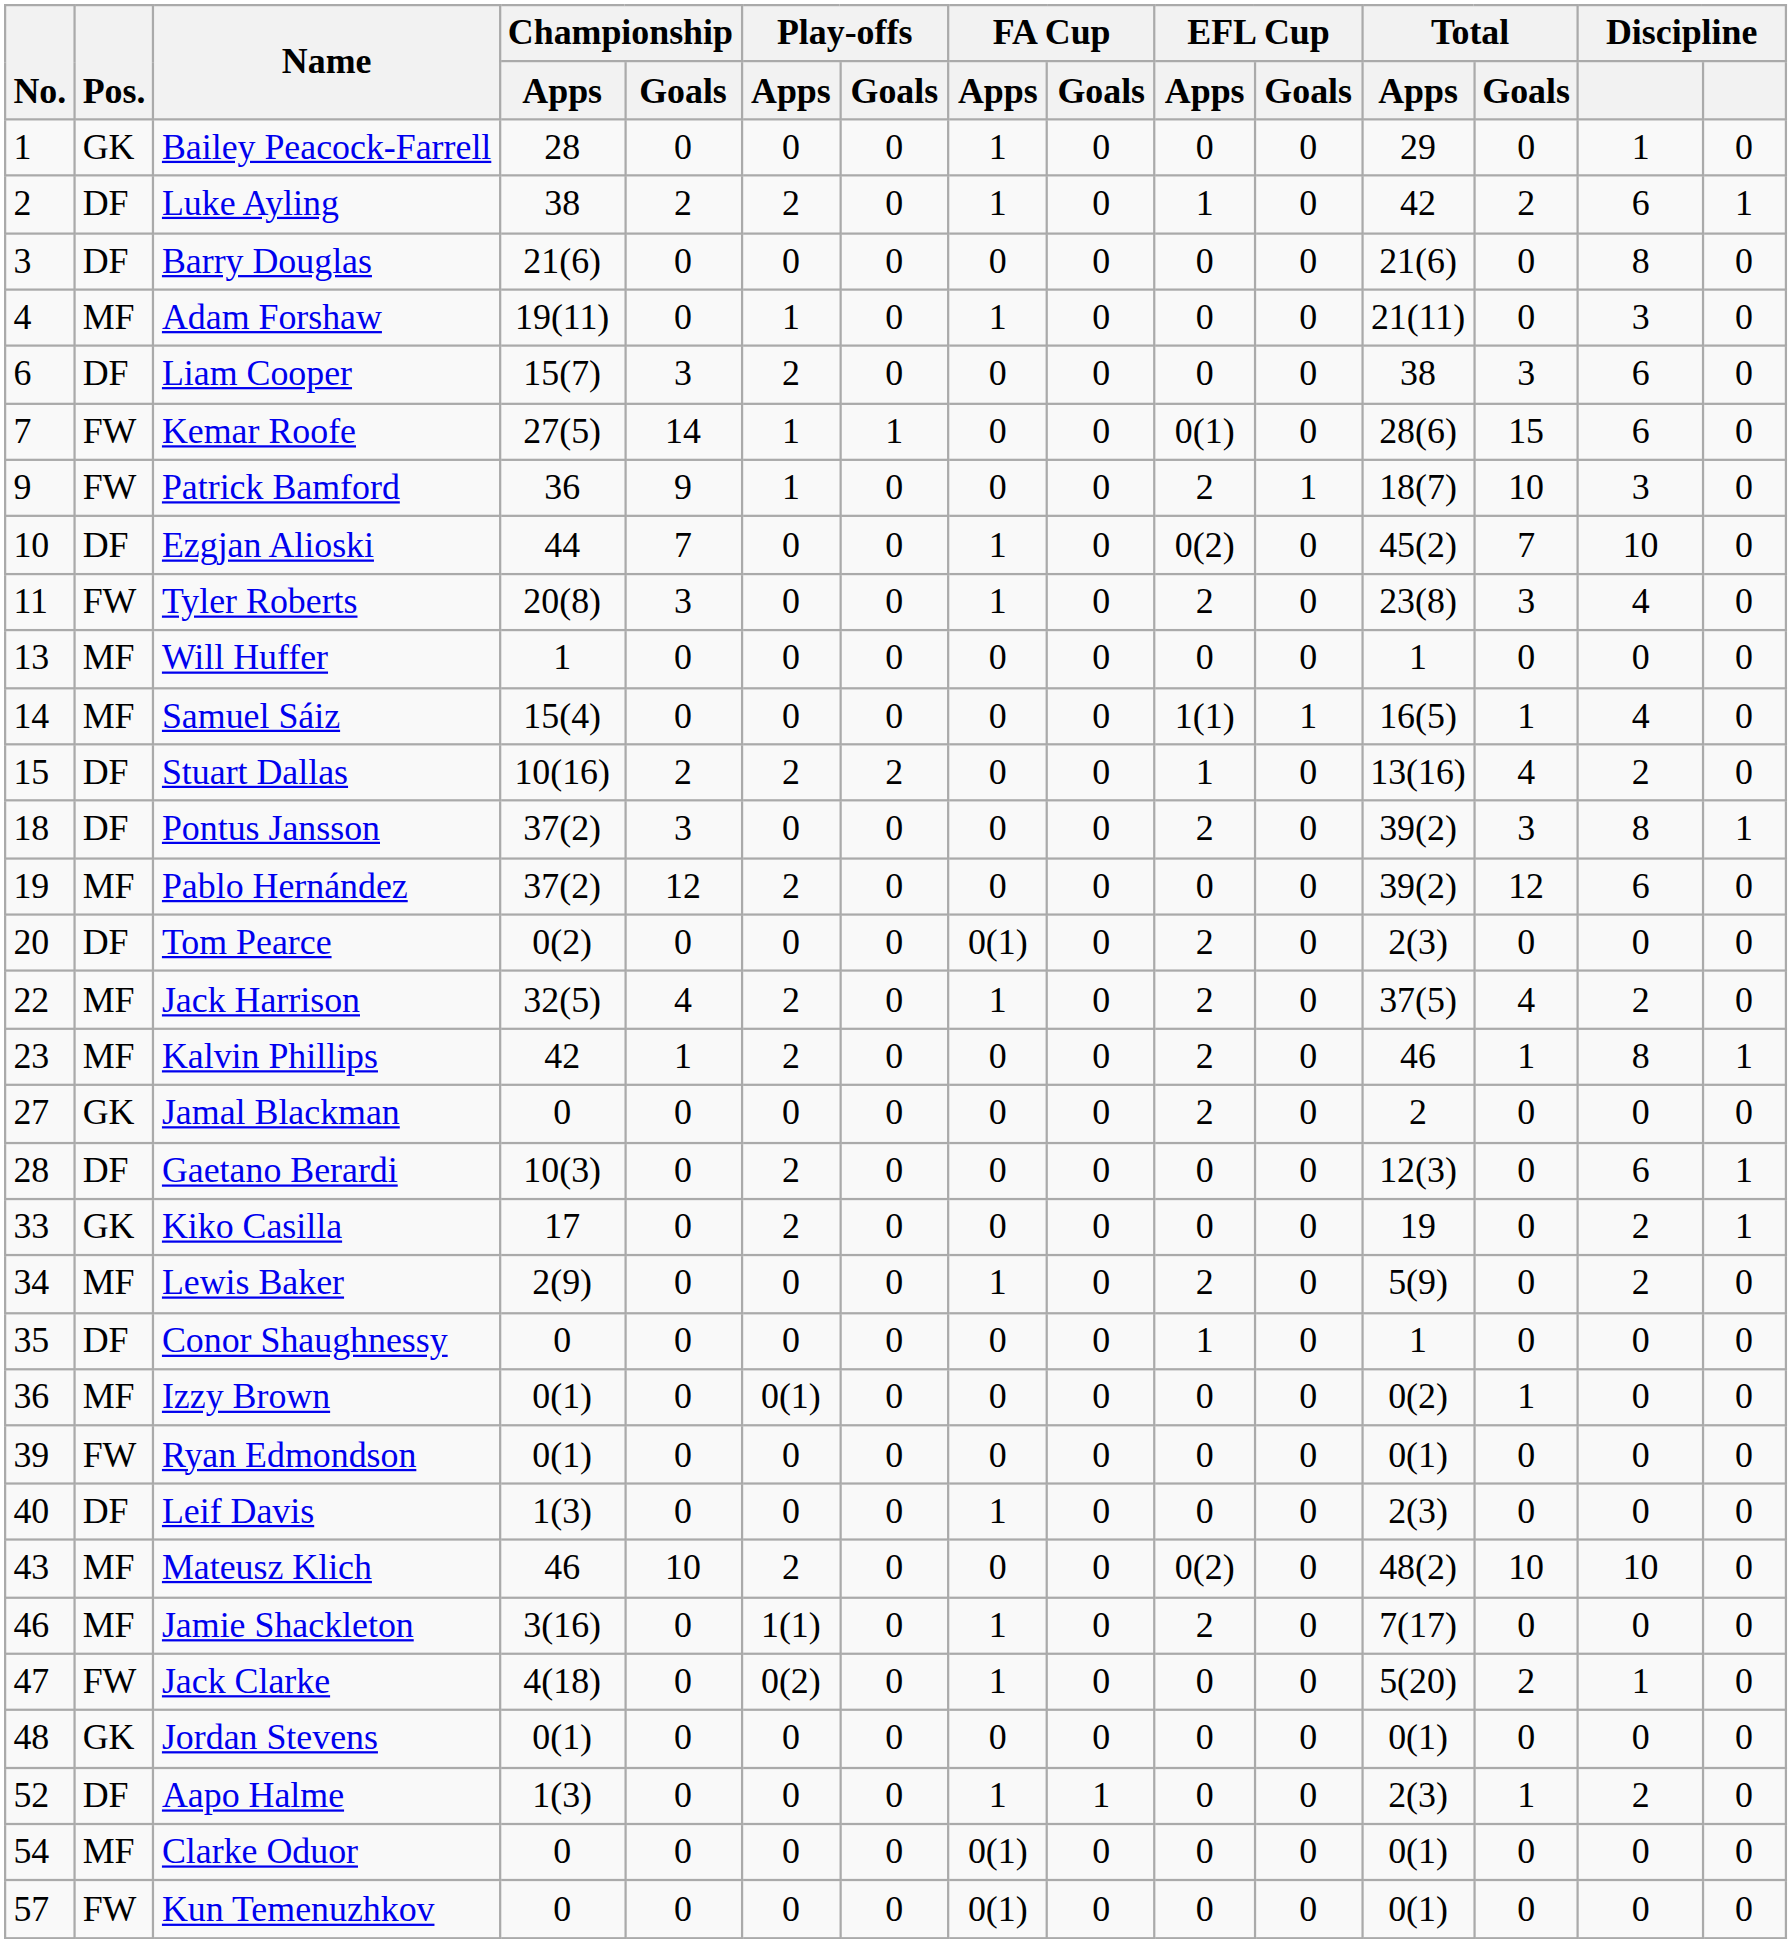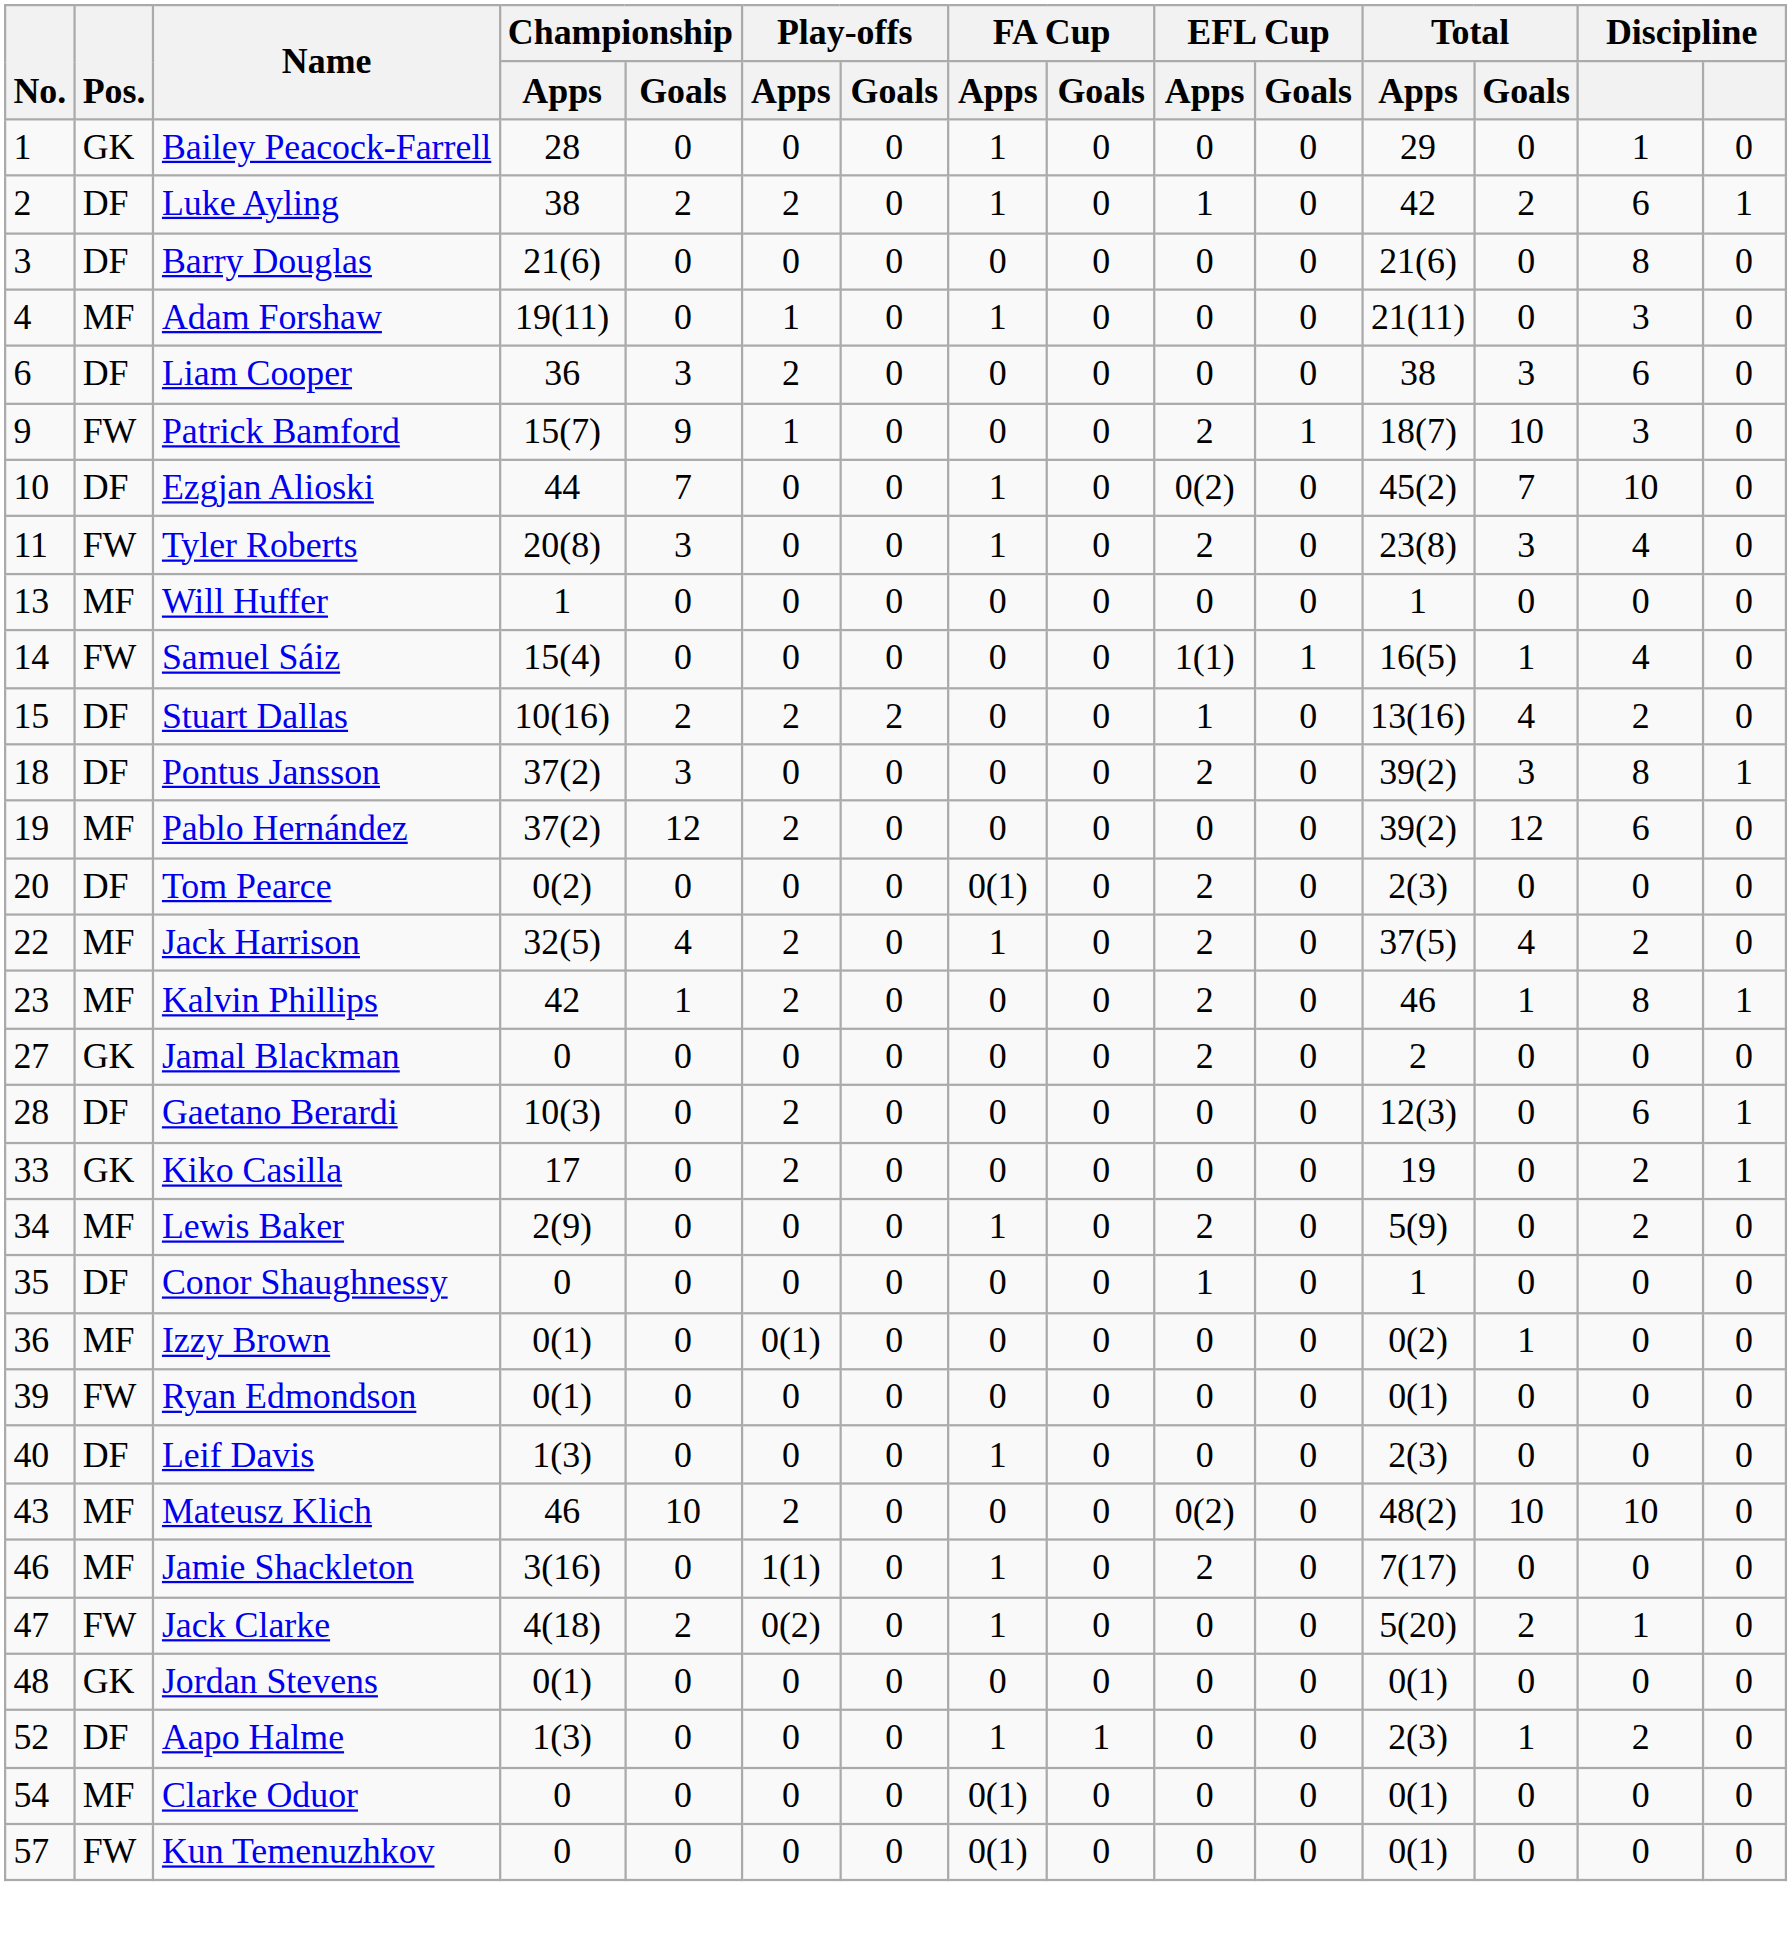(562, 373) 15(7) -> (562, 373) 36
- row: (259, 430)
(562, 487) 36 -> (562, 430) 15(7)
(109, 714) MF -> (110, 658) FW
(683, 1681) 0 -> (683, 1624) 2
